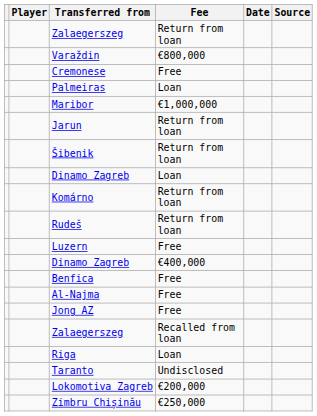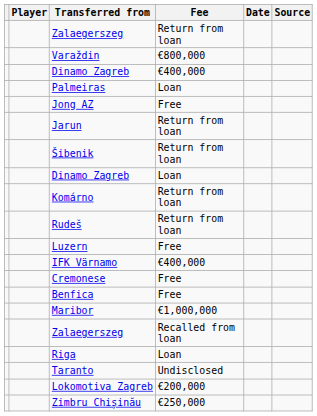rows swapped: (90, 263) <-> (79, 72)
rows swapped: (73, 311) <-> (73, 104)
+ row: (85, 263)
- row: (76, 295)
